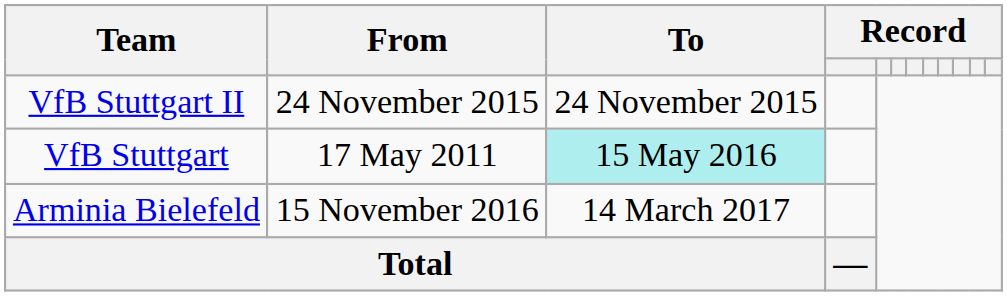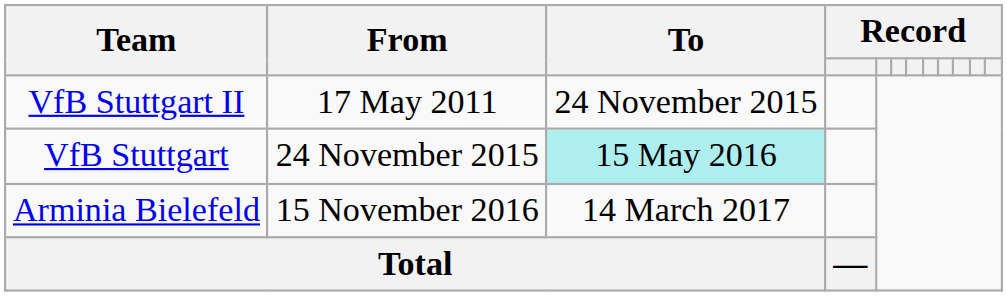(407, 101) 24 November 2015 -> (407, 101) 17 May 2011
(407, 155) 17 May 2011 -> (407, 155) 24 November 2015
